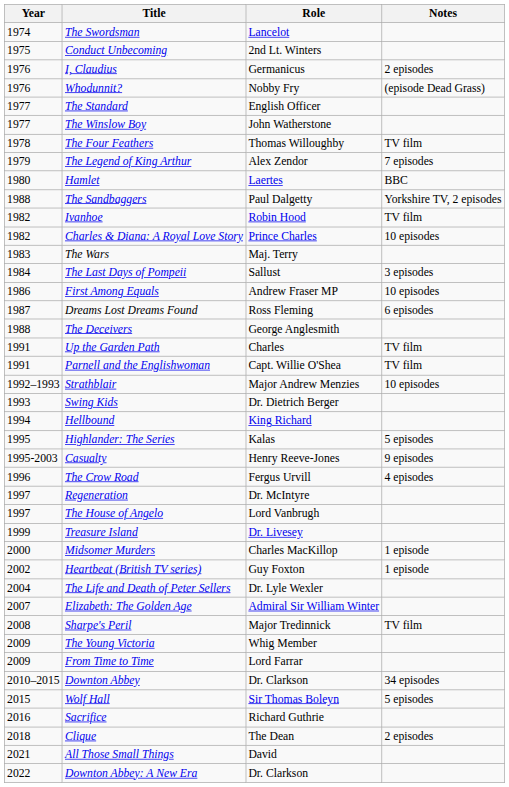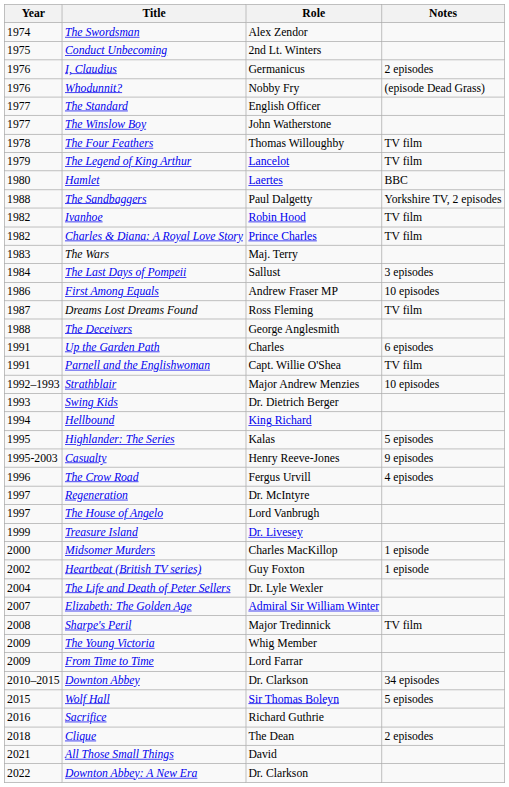(269, 32) Lancelot -> (278, 32) Alex Zendor
(278, 161) Alex Zendor -> (269, 161) Lancelot
(409, 161) 7 episodes -> (403, 161) TV film
(412, 236) 10 episodes -> (403, 236) TV film
(409, 310) 6 episodes -> (403, 310) TV film
(403, 347) TV film -> (409, 347) 6 episodes
